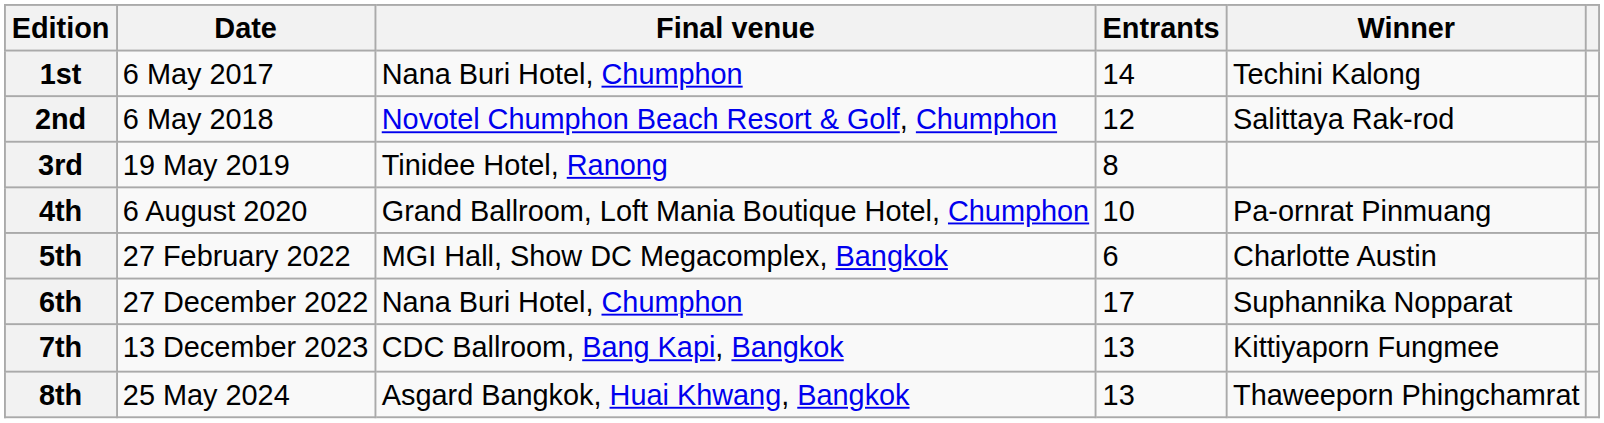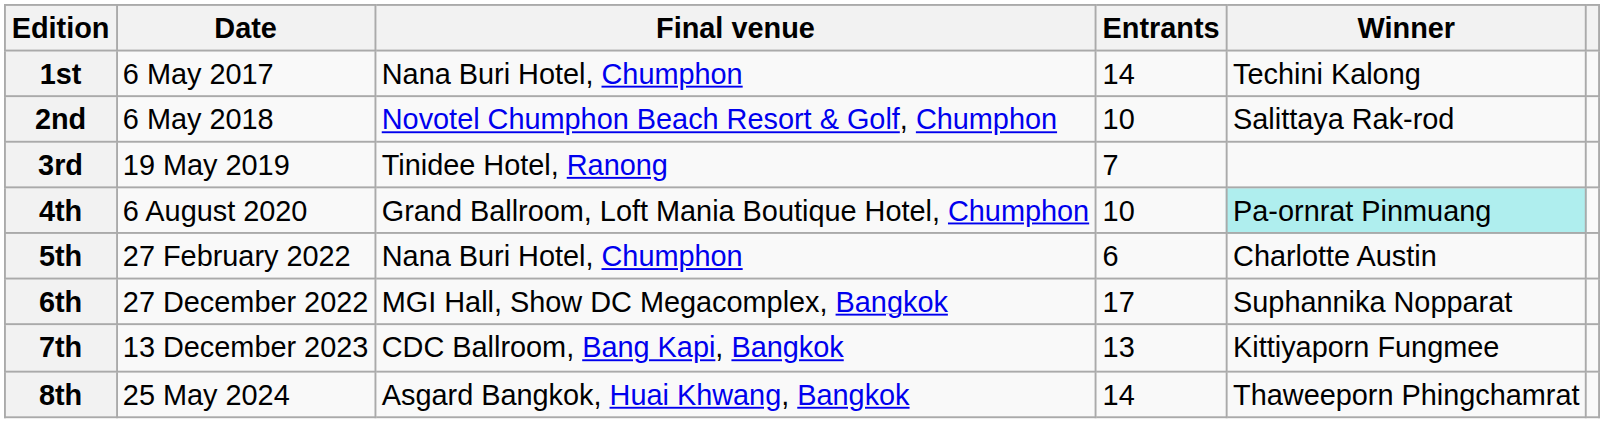(1119, 119) 12 -> (1119, 119) 10
(1111, 165) 8 -> (1111, 165) 7
(1362, 211) no background -> (1362, 211) paleturquoise background
(665, 257) MGI Hall, Show DC Megacomplex, Bangkok -> (562, 257) Nana Buri Hotel, Chumphon
(562, 302) Nana Buri Hotel, Chumphon -> (665, 302) MGI Hall, Show DC Megacomplex, Bangkok
(1119, 394) 13 -> (1119, 394) 14
